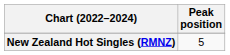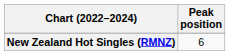(201, 42) 5 -> (201, 42) 6
